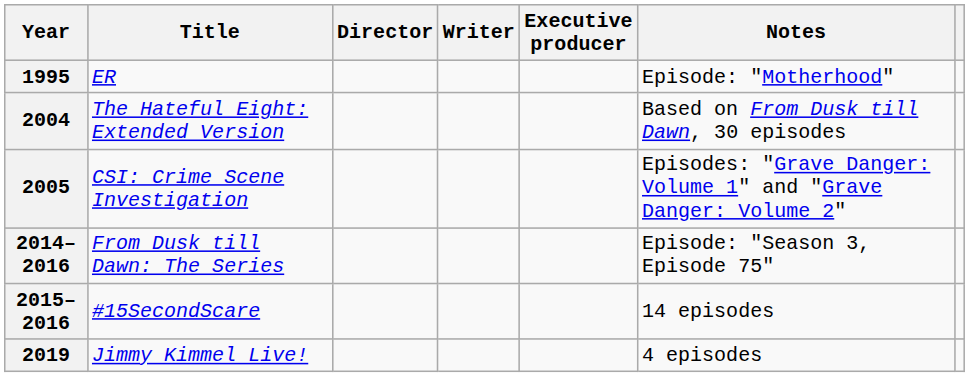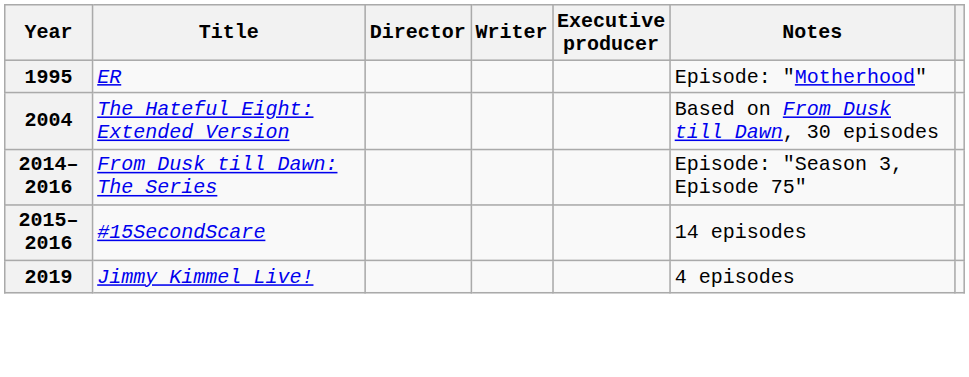- row: (46, 188)
